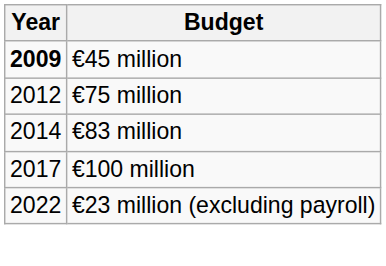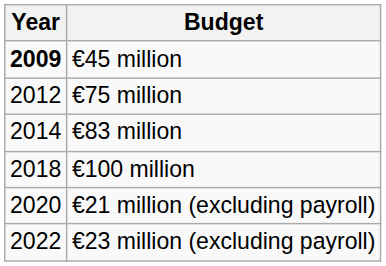(36, 168) 2017 -> (36, 168) 2018
+ row: (224, 205)
